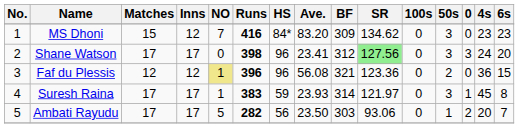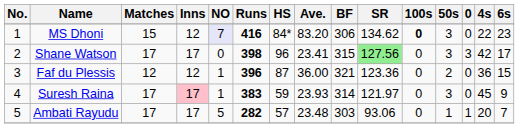(221, 34) no background -> (221, 34) lavender background
(345, 34) 309 -> (345, 34) 306
(419, 34) normal -> (419, 34) bold
(484, 34) 23 -> (484, 34) 22
(345, 53) 312 -> (345, 53) 315
(484, 53) 24 -> (484, 53) 42
(504, 53) 20 -> (504, 53) 17
(221, 73) khaki background -> (221, 73) no background
(282, 73) 96 -> (282, 73) 87
(313, 73) 56.08 -> (313, 73) 36.00
(193, 93) no background -> (193, 93) pink background
(468, 93) 1 -> (468, 93) 0
(504, 93) 8 -> (504, 93) 9
(282, 113) 56 -> (282, 113) 57
(313, 113) 23.50 -> (313, 113) 23.48
(468, 113) 2 -> (468, 113) 1
